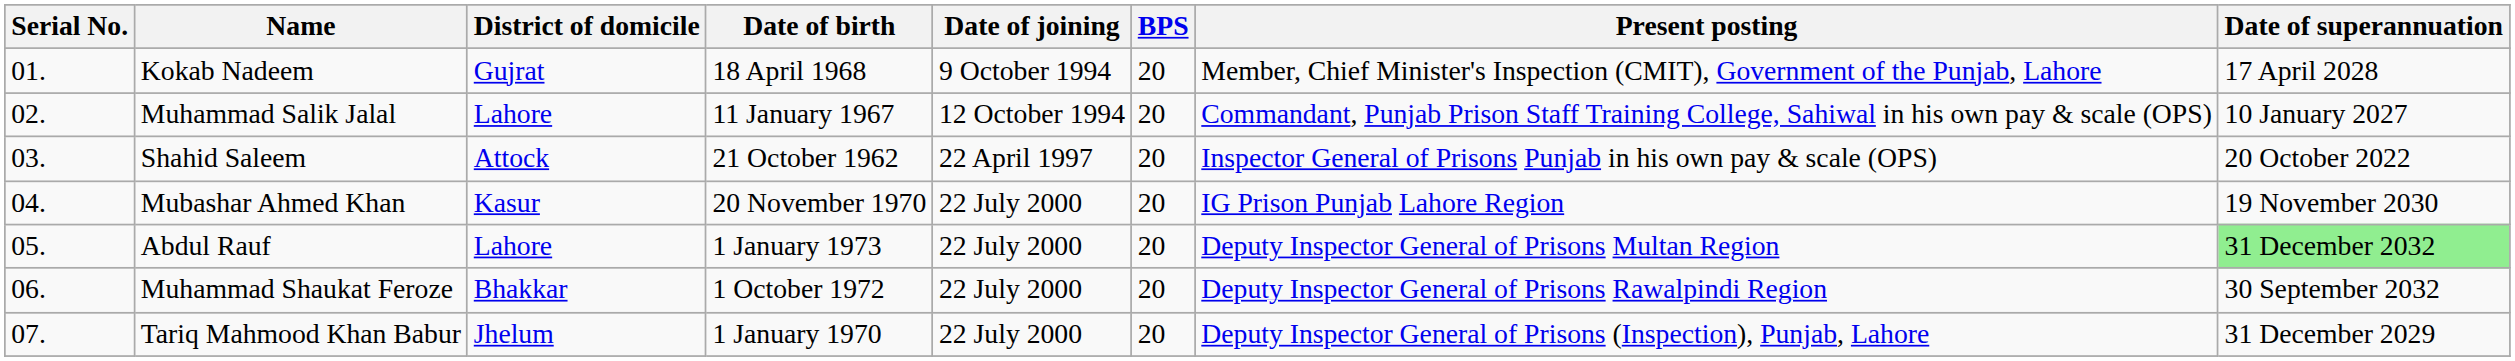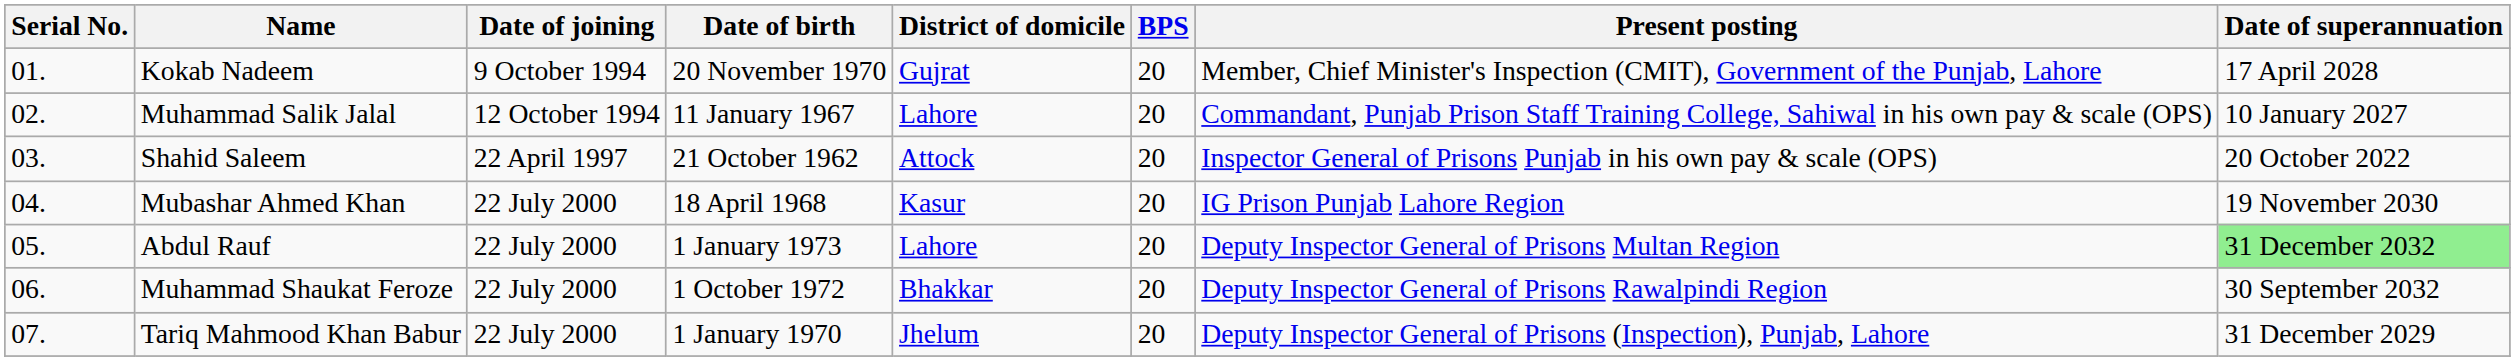columns swapped: (587, 26) <-> (1032, 26)
(789, 70) 18 April 1968 -> (779, 70) 20 November 1970
(819, 202) 20 November 1970 -> (749, 202) 18 April 1968
